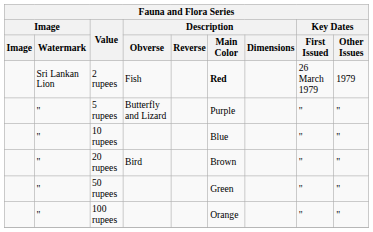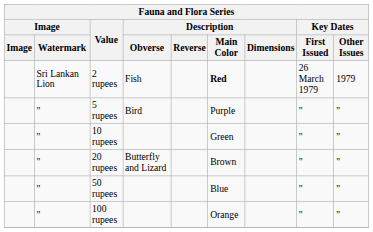(146, 110) Butterfly and Lizard -> (134, 110) Bird
(219, 136) Blue -> (222, 136) Green
(134, 162) Bird -> (146, 162) Butterfly and Lizard
(222, 188) Green -> (219, 188) Blue
